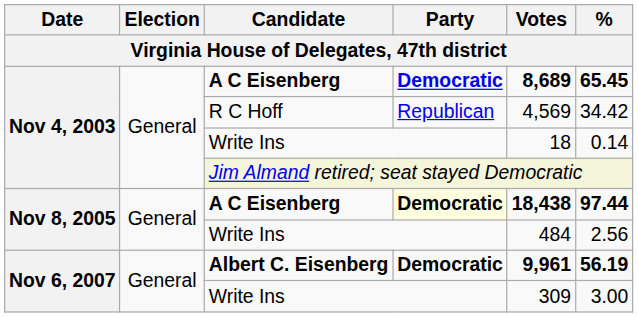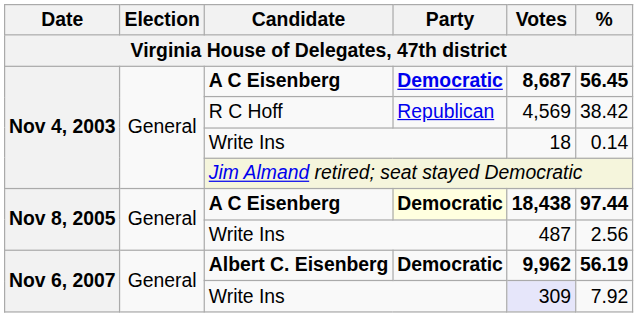(547, 81) 8,689 -> (547, 81) 8,687
(604, 81) 65.45 -> (604, 81) 56.45
(604, 111) 34.42 -> (604, 111) 38.42
(555, 234) 484 -> (555, 234) 487
(547, 265) 9,961 -> (547, 265) 9,962
(555, 296) no background -> (555, 296) lavender background
(610, 296) 3.00 -> (610, 296) 7.92
